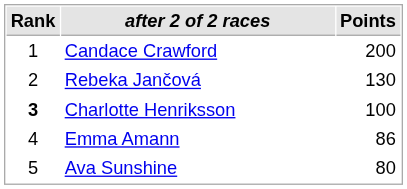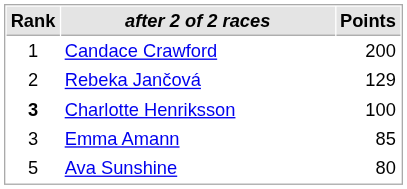(381, 80) 130 -> (381, 80) 129
(33, 139) 4 -> (33, 139) 3
(386, 139) 86 -> (386, 139) 85
